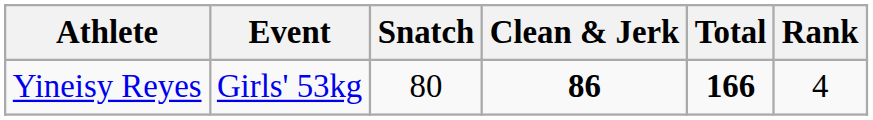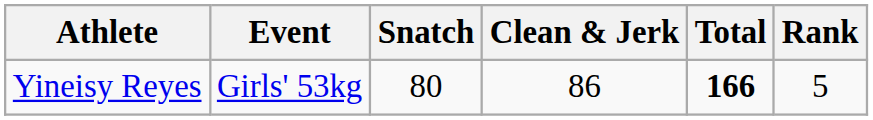(584, 86) bold -> (584, 86) normal
(820, 86) 4 -> (820, 86) 5
